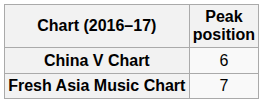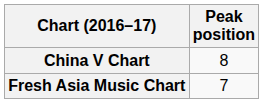(224, 60) 6 -> (224, 60) 8
